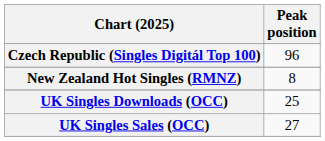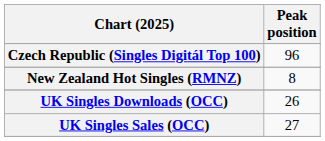(292, 101) 25 -> (292, 101) 26
